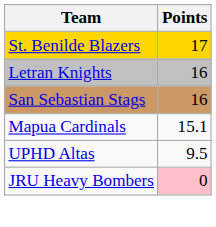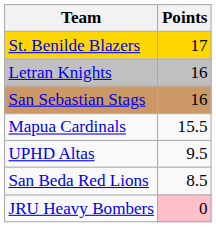(193, 126) 15.1 -> (193, 126) 15.5
+ row: (79, 180)
